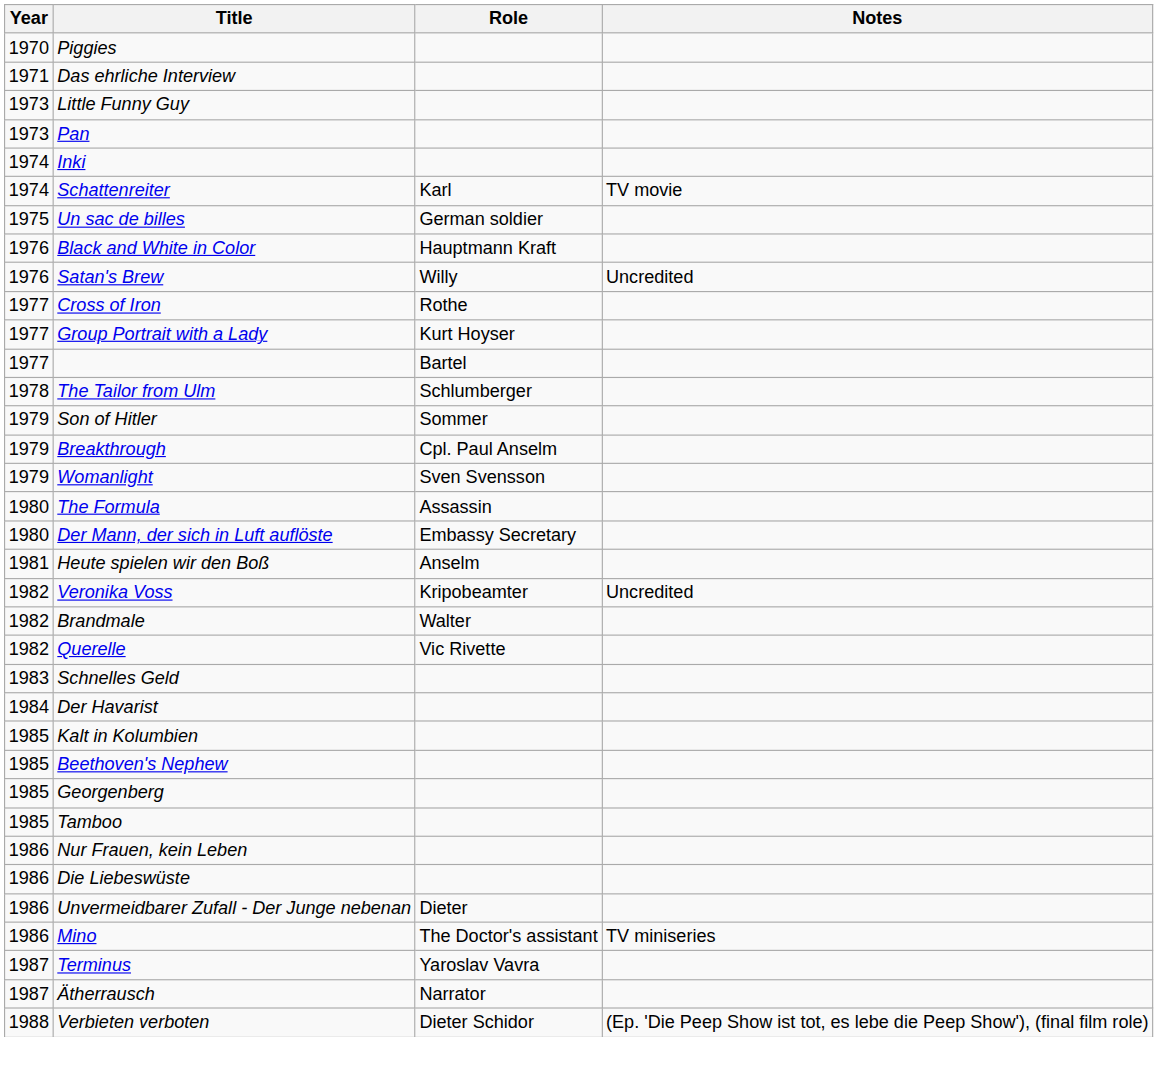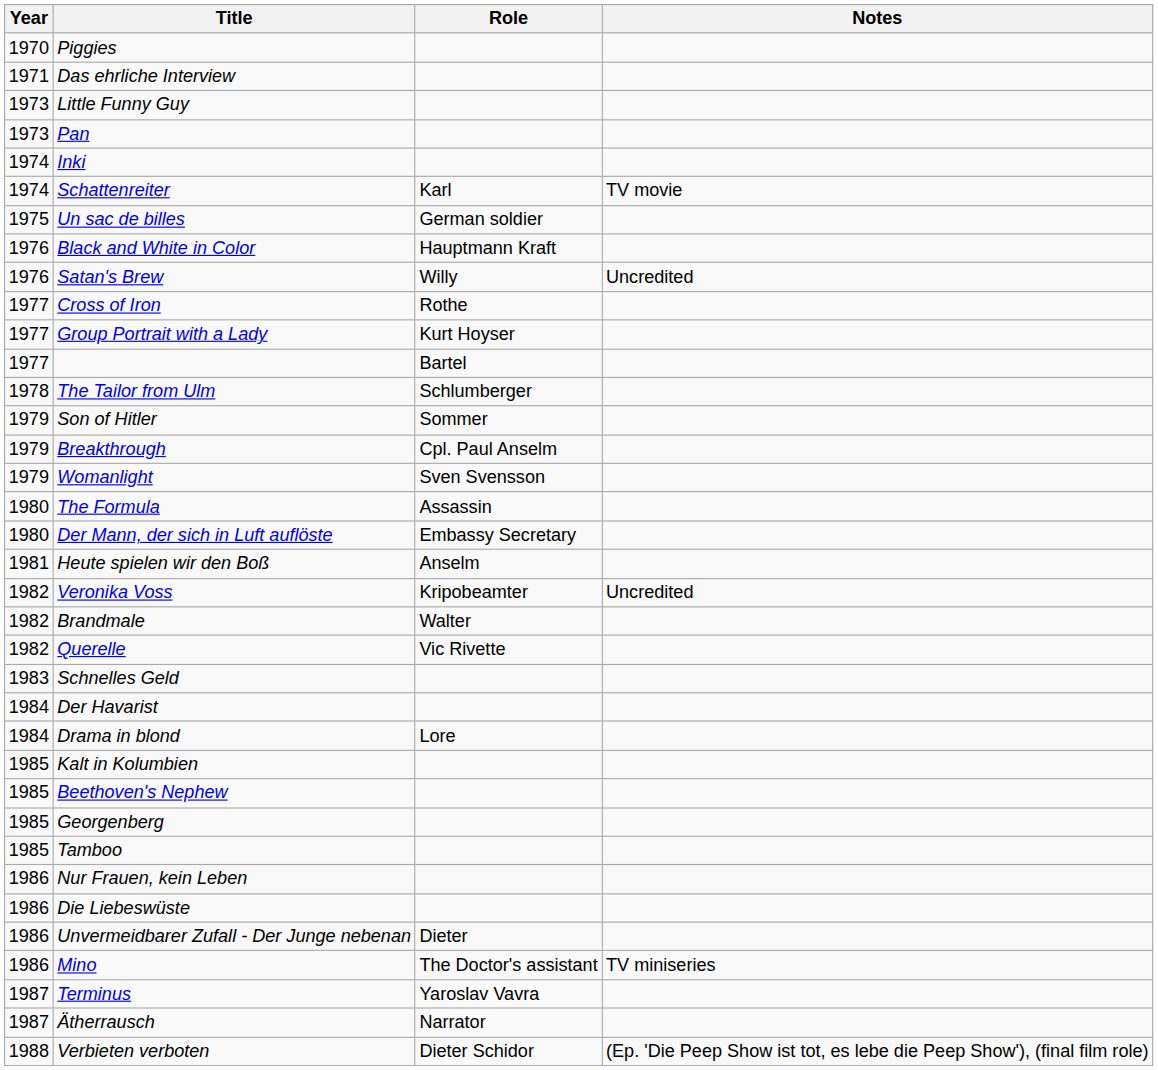+ row: (119, 735)
